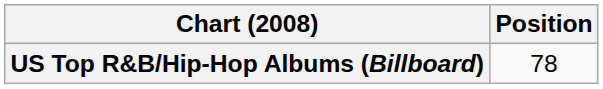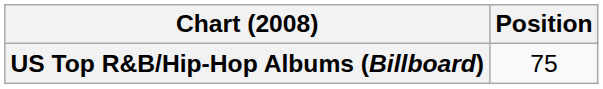(544, 63) 78 -> (544, 63) 75
